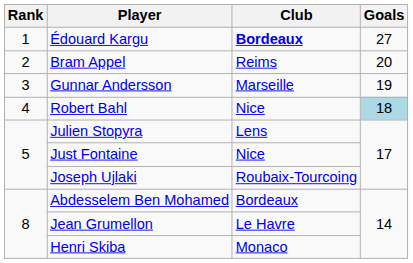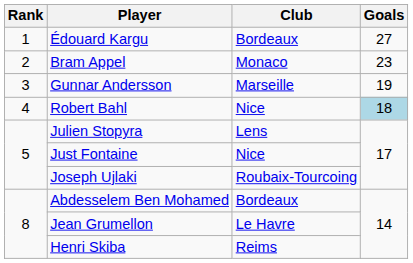(269, 39) bold -> (267, 39) normal
(256, 62) Reims -> (262, 62) Monaco
(384, 62) 20 -> (384, 62) 23
(262, 246) Monaco -> (256, 246) Reims
